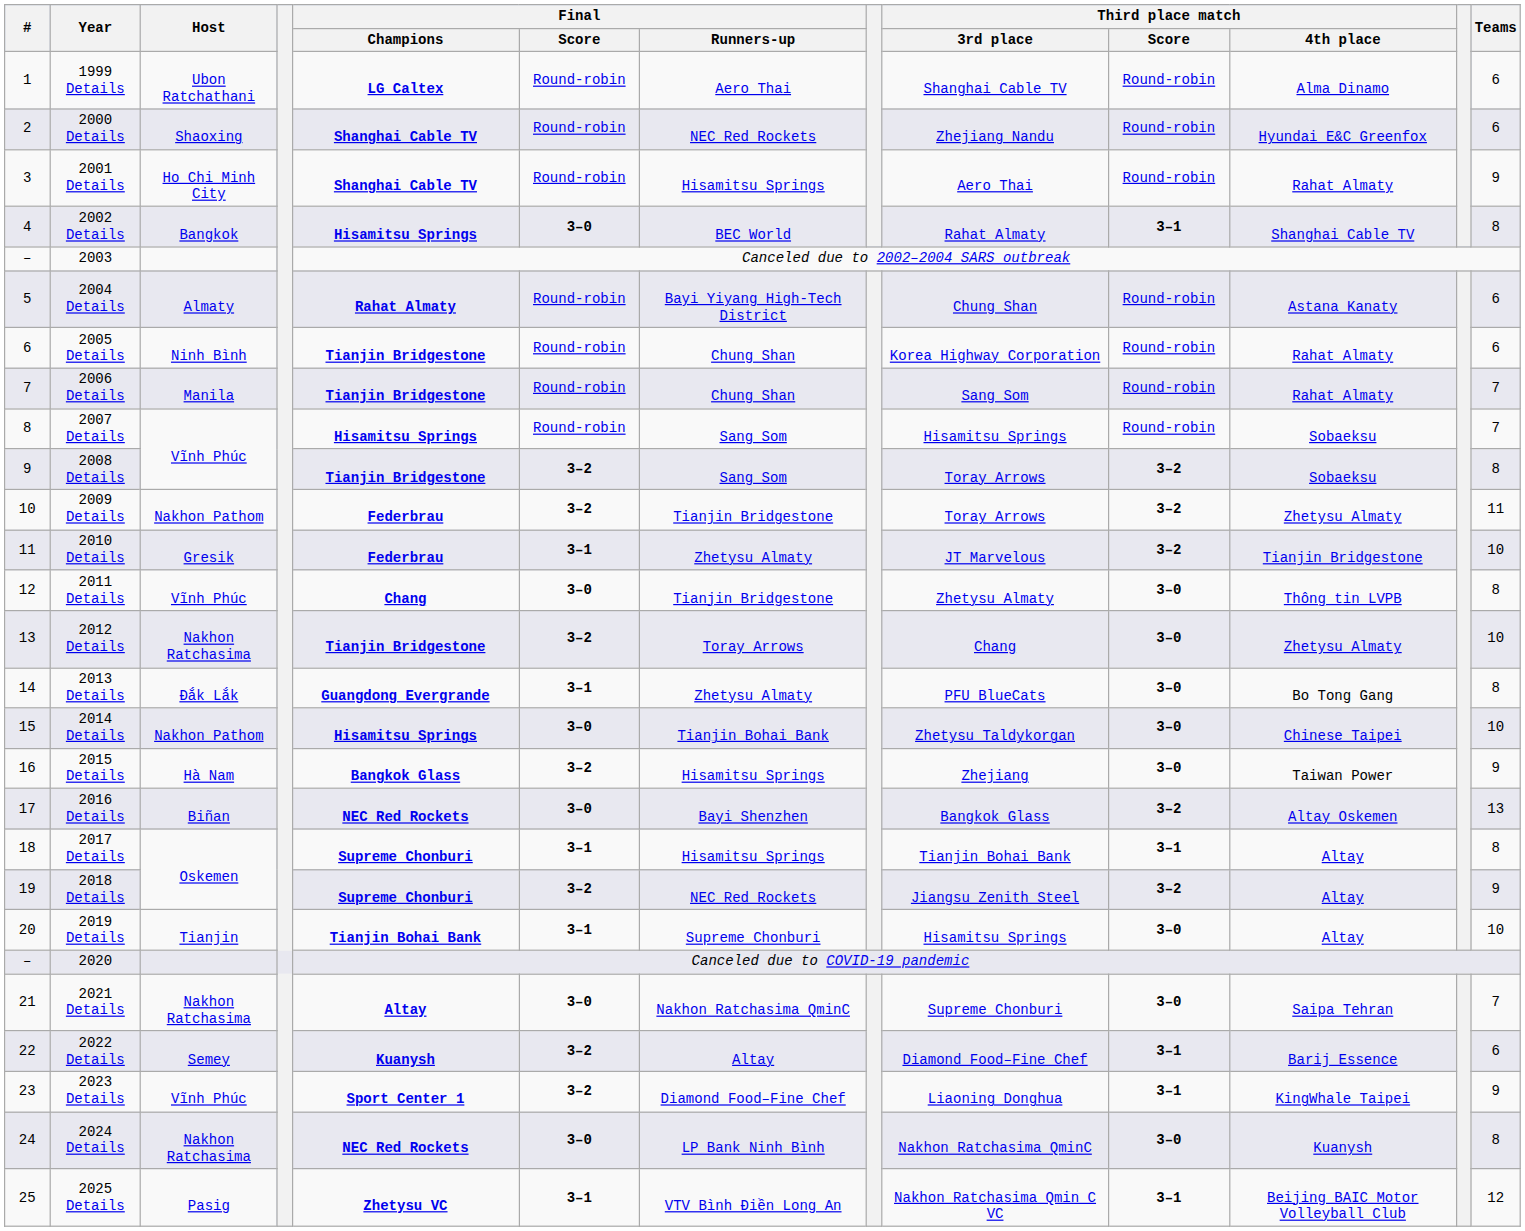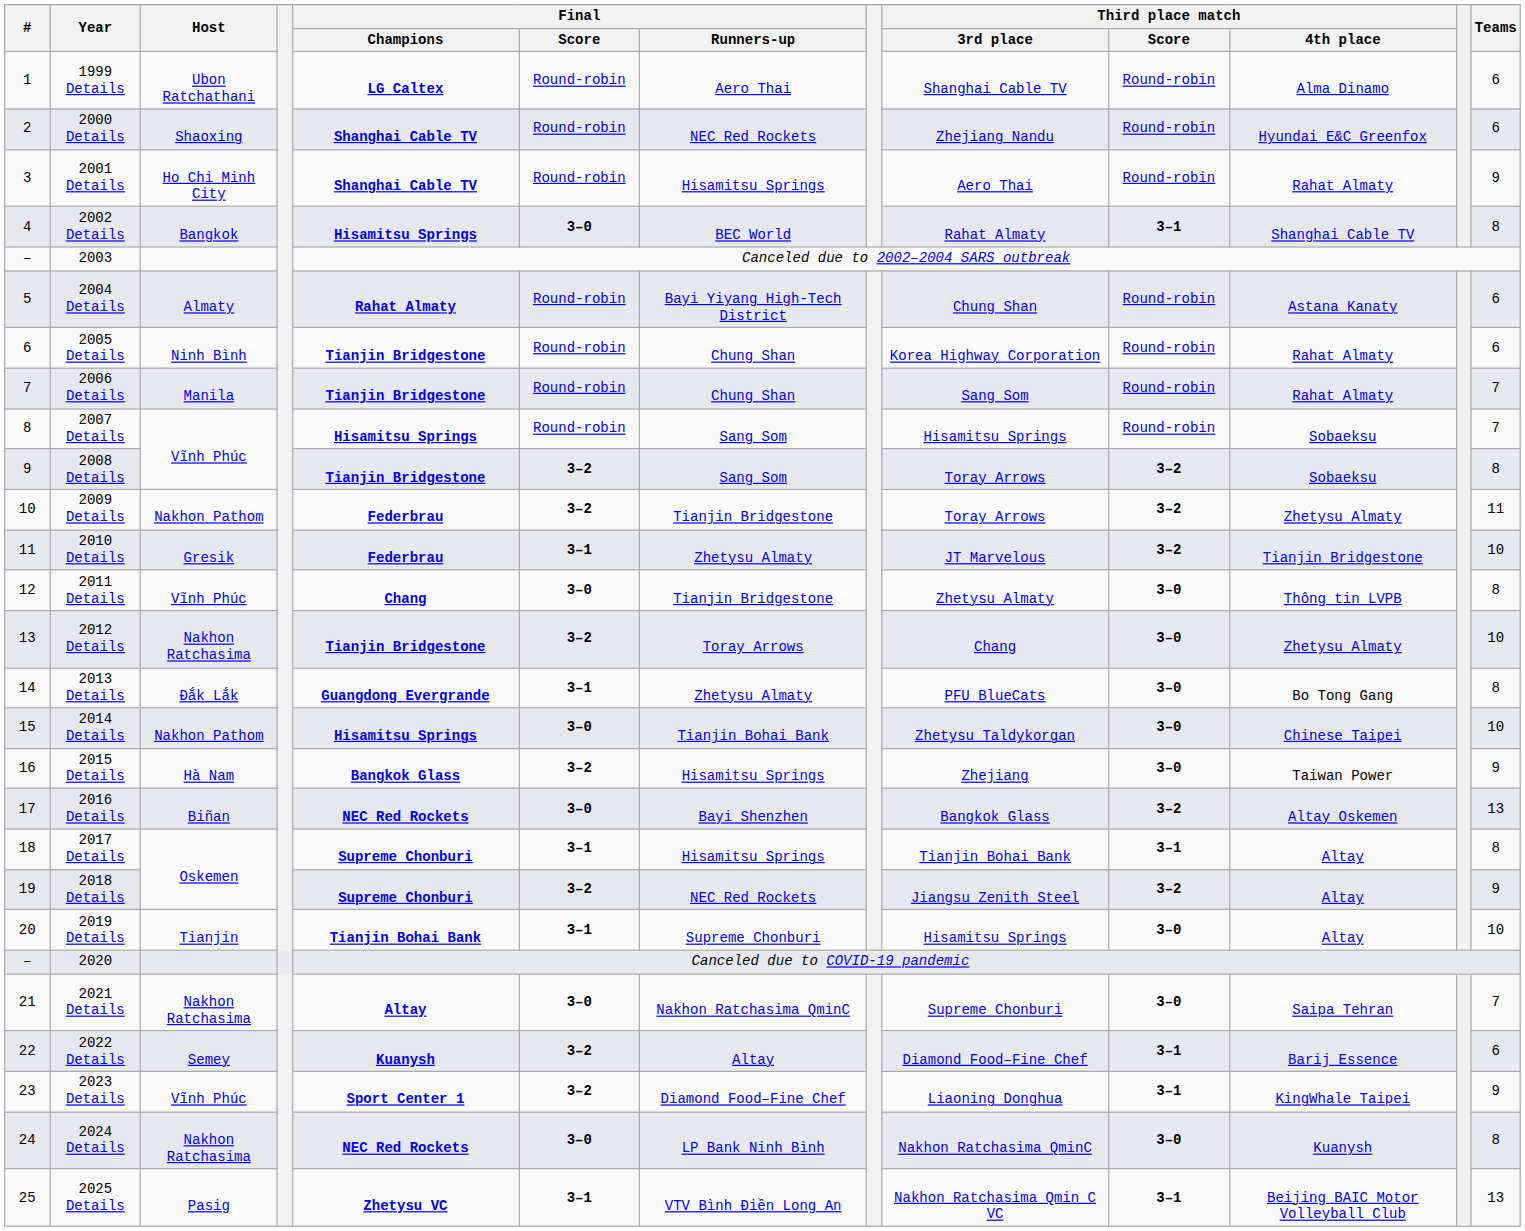(1496, 1197) 12 -> (1496, 1197) 13
